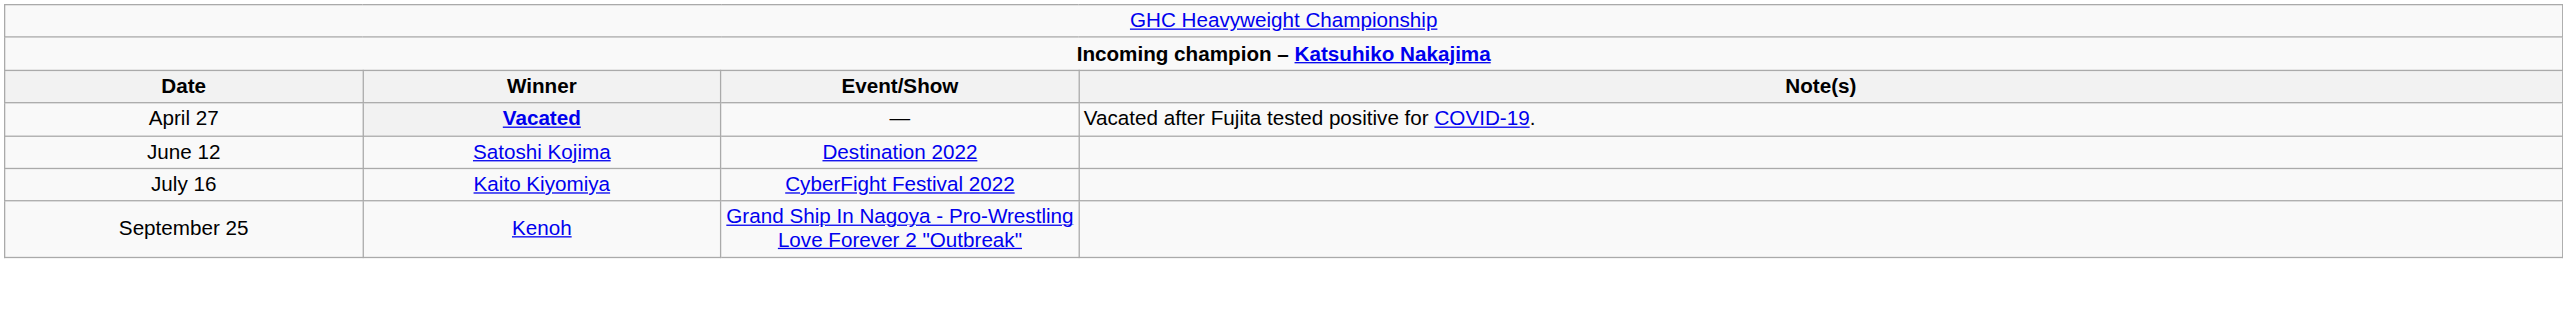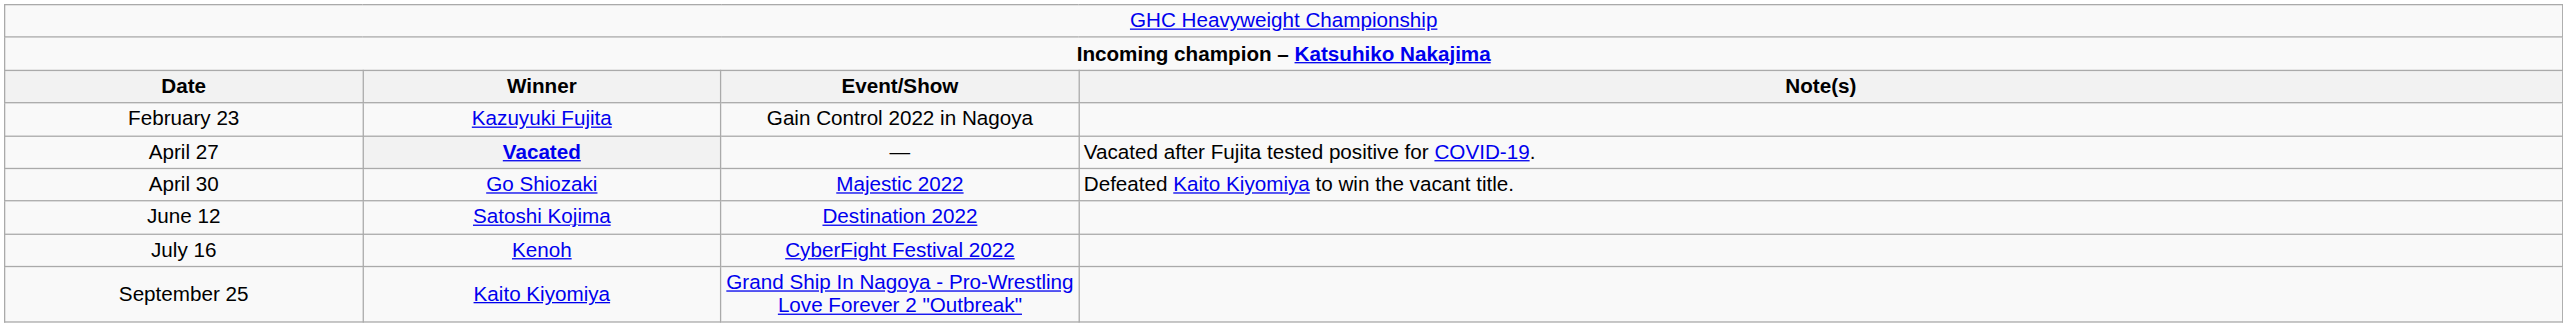+ row: (184, 119)
+ row: (184, 184)
(542, 184) Kaito Kiyomiya -> (542, 250) Kenoh
(542, 228) Kenoh -> (542, 294) Kaito Kiyomiya
